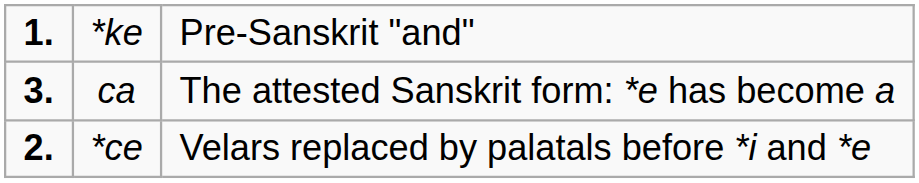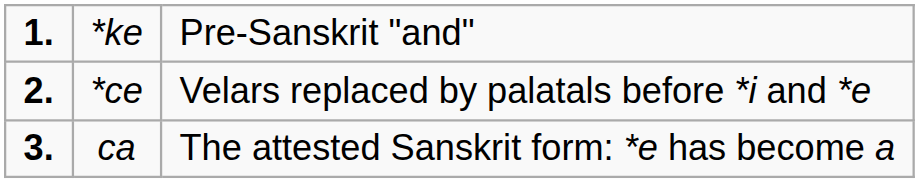rows swapped: (117, 147) <-> (117, 90)
